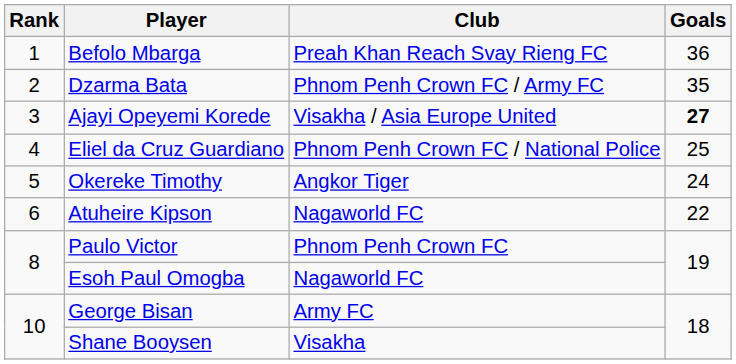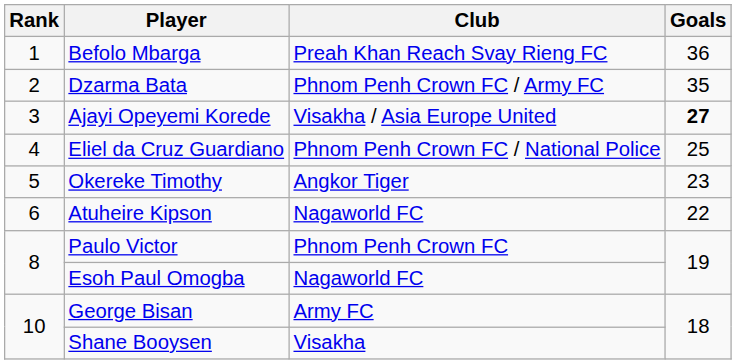(698, 181) 24 -> (698, 181) 23
